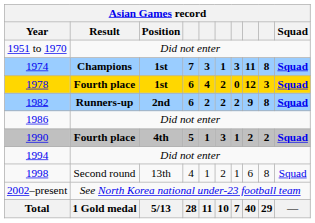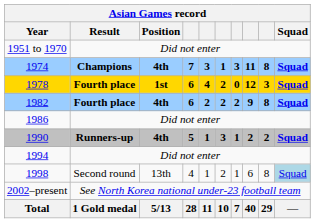(161, 66) 1st -> (161, 66) 4th
(104, 102) Runners-up -> (104, 102) Fourth place
(161, 102) 2nd -> (161, 102) 4th
(104, 137) Fourth place -> (104, 137) Runners-up
(293, 173) no background -> (293, 173) lightblue background
